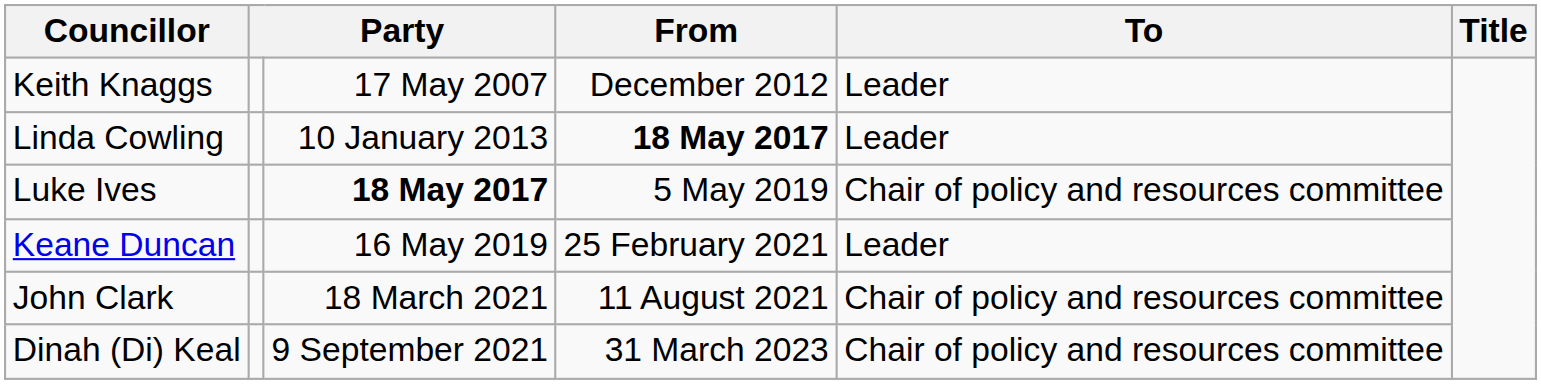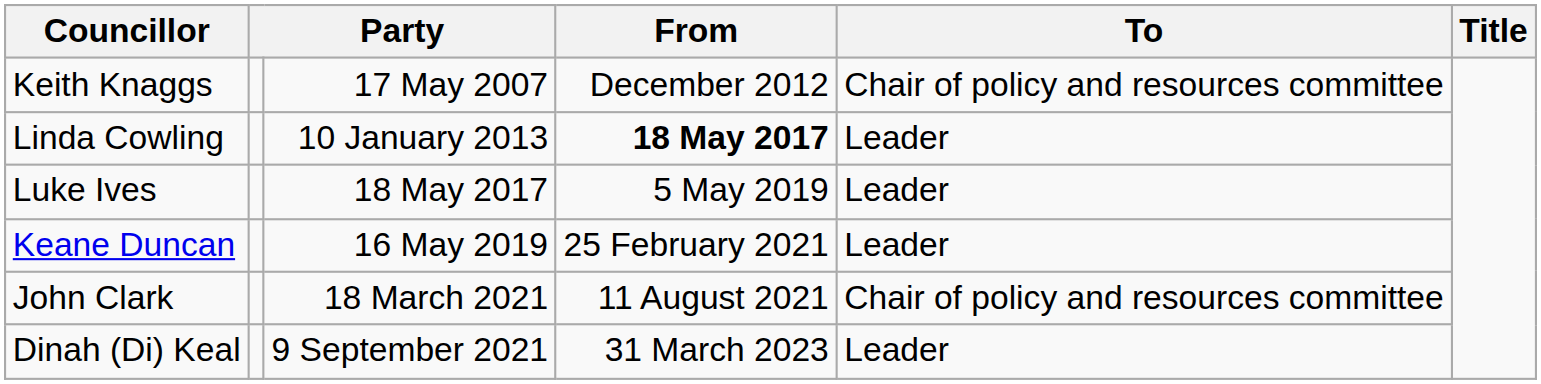(897, 84) Leader -> (1144, 84) Chair of policy and resources committee
(450, 191) bold -> (451, 191) normal
(1144, 191) Chair of policy and resources committee -> (897, 191) Leader
(1144, 350) Chair of policy and resources committee -> (897, 350) Leader
